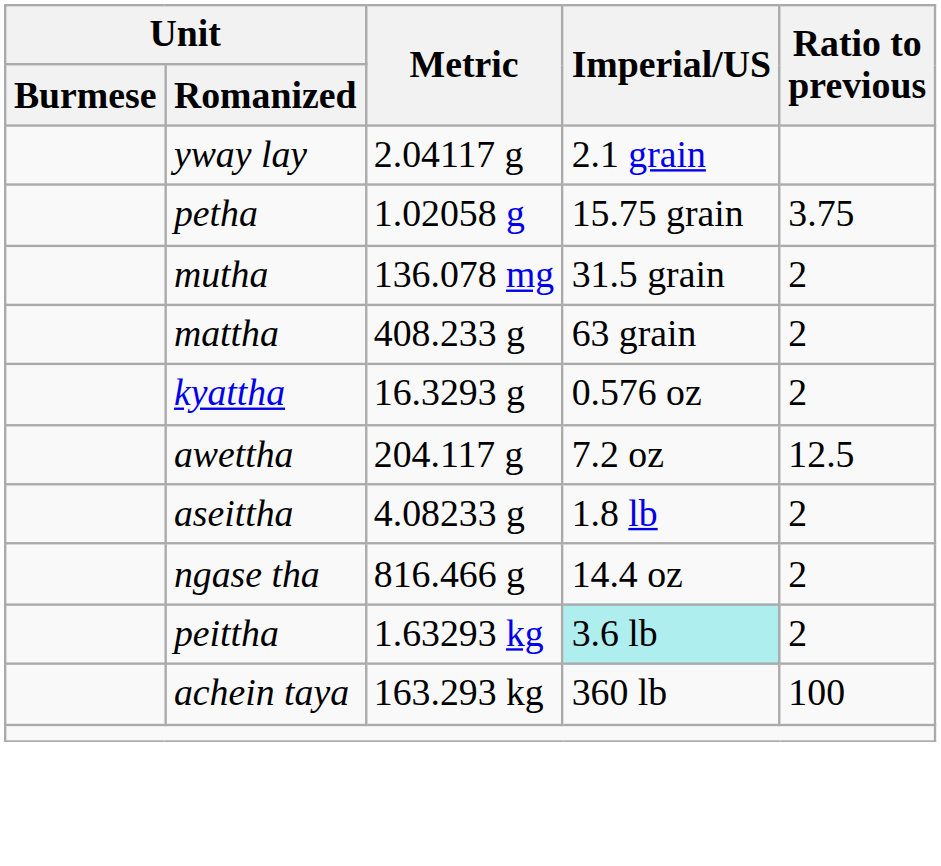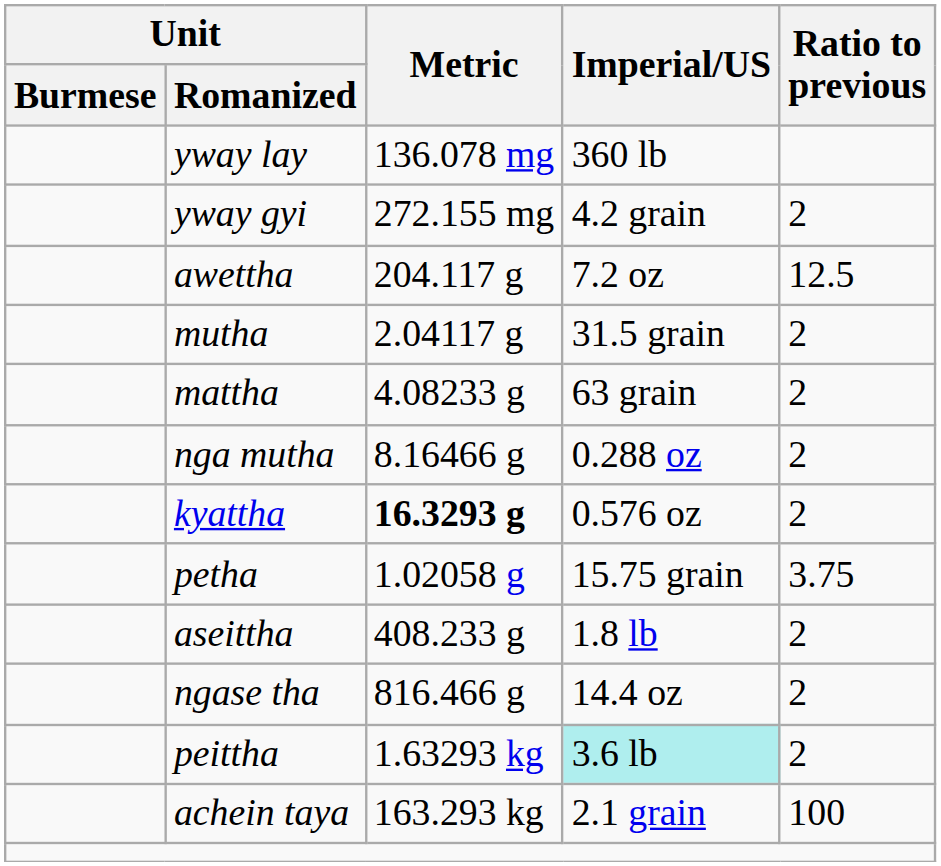(449, 154) 2.04117 g -> (464, 154) 136.078 mg
(639, 154) 2.1 grain -> (619, 154) 360 lb
+ row: (240, 214)
rows swapped: (216, 214) <-> (234, 453)
(464, 273) 136.078 mg -> (449, 333) 2.04117 g
(449, 333) 408.233 g -> (449, 393) 4.08233 g
+ row: (254, 453)
(449, 393) normal -> (449, 513) bold
(449, 513) 4.08233 g -> (449, 633) 408.233 g
(619, 693) 360 lb -> (639, 812) 2.1 grain
